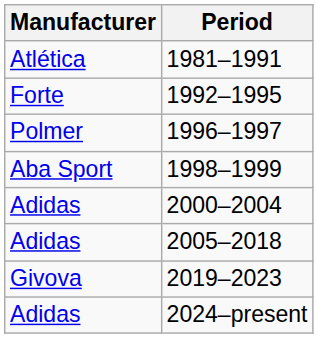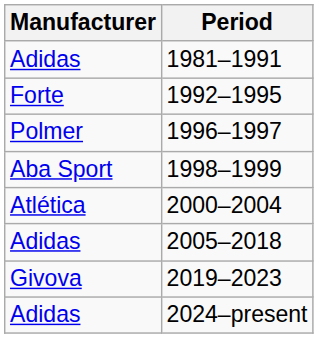(48, 59) Atlética -> (45, 59) Adidas
(45, 205) Adidas -> (48, 205) Atlética
